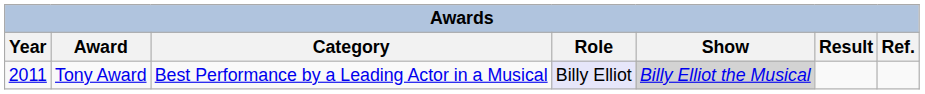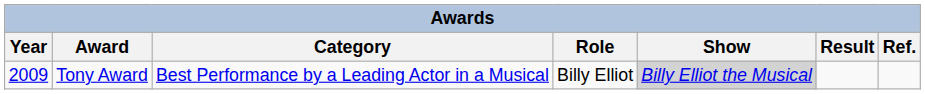(28, 74) 2011 -> (28, 74) 2009
(594, 74) lavender background -> (595, 74) no background
